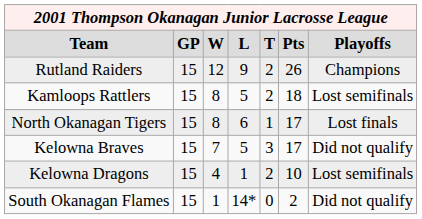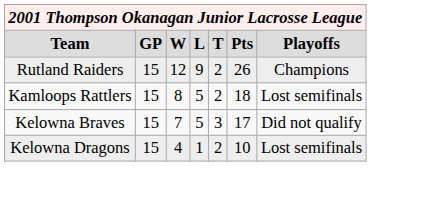- row: (89, 122)
- row: (89, 200)
